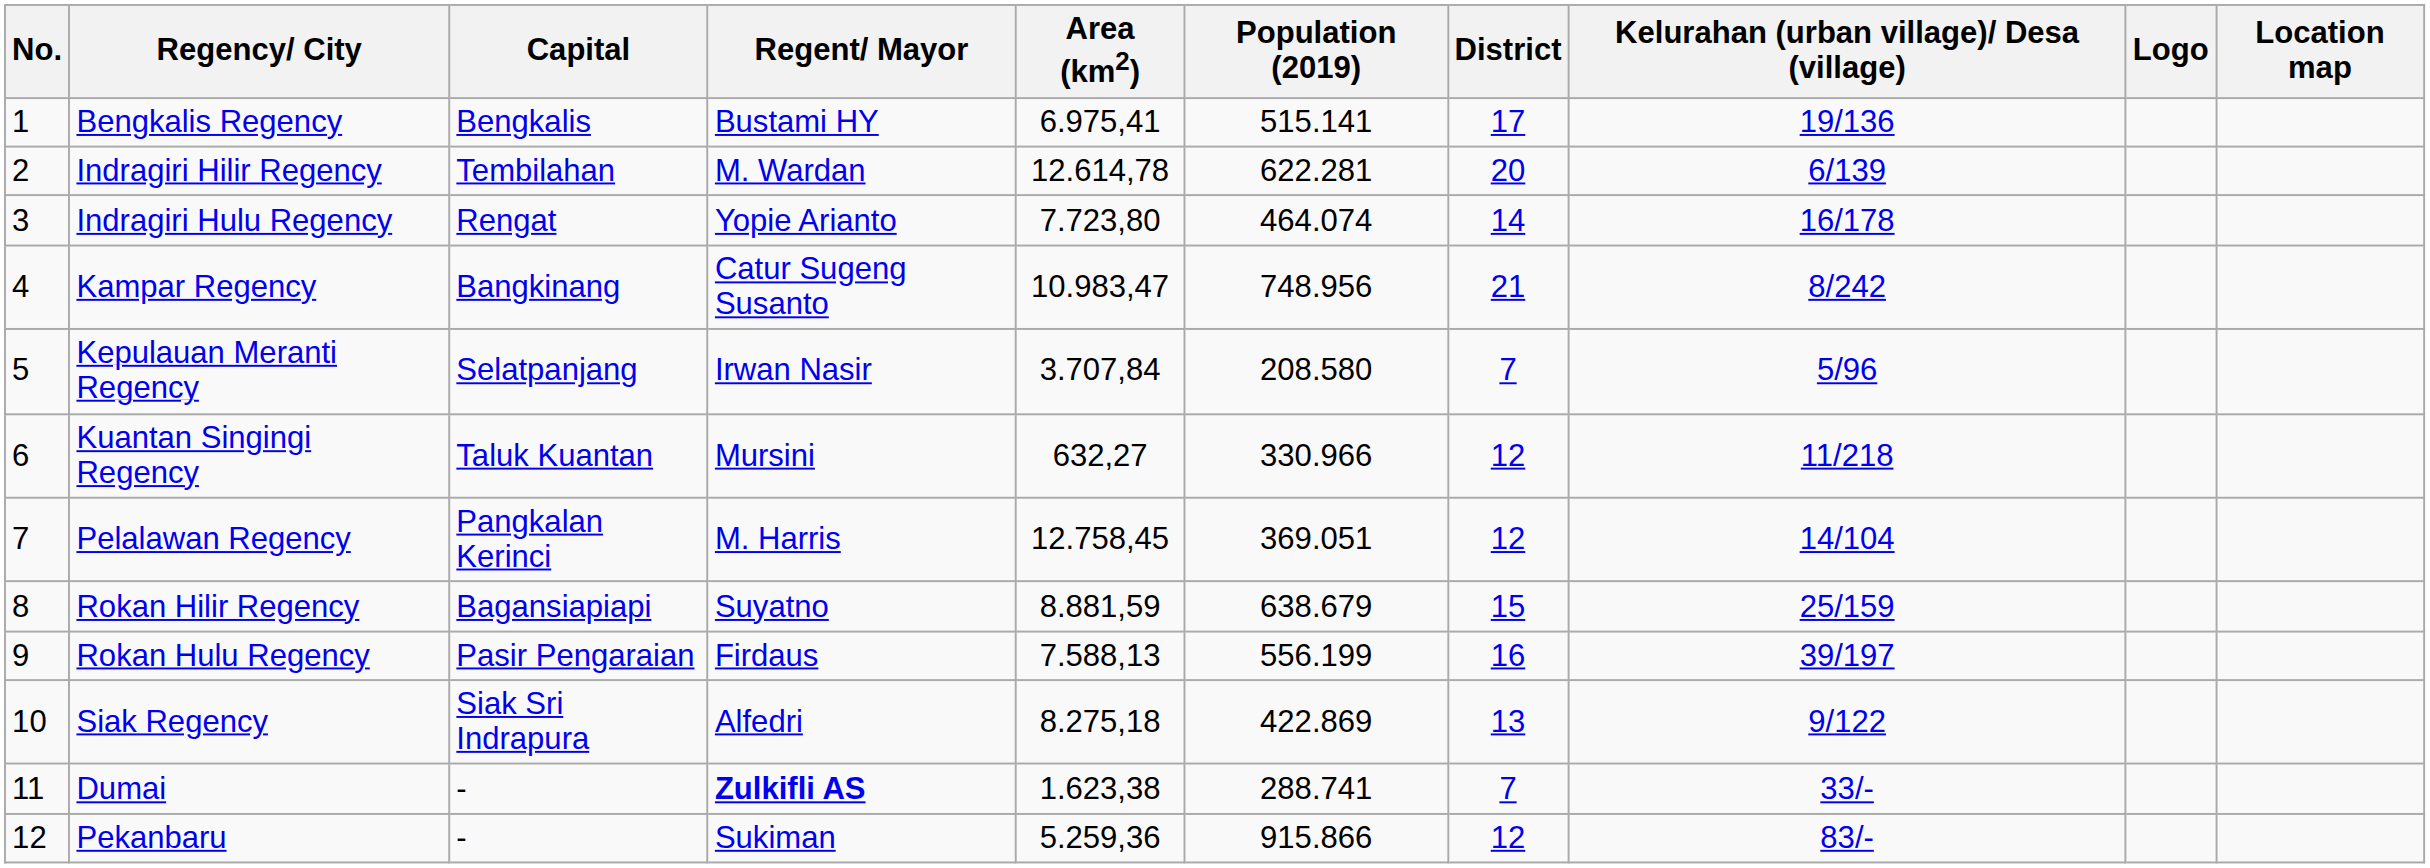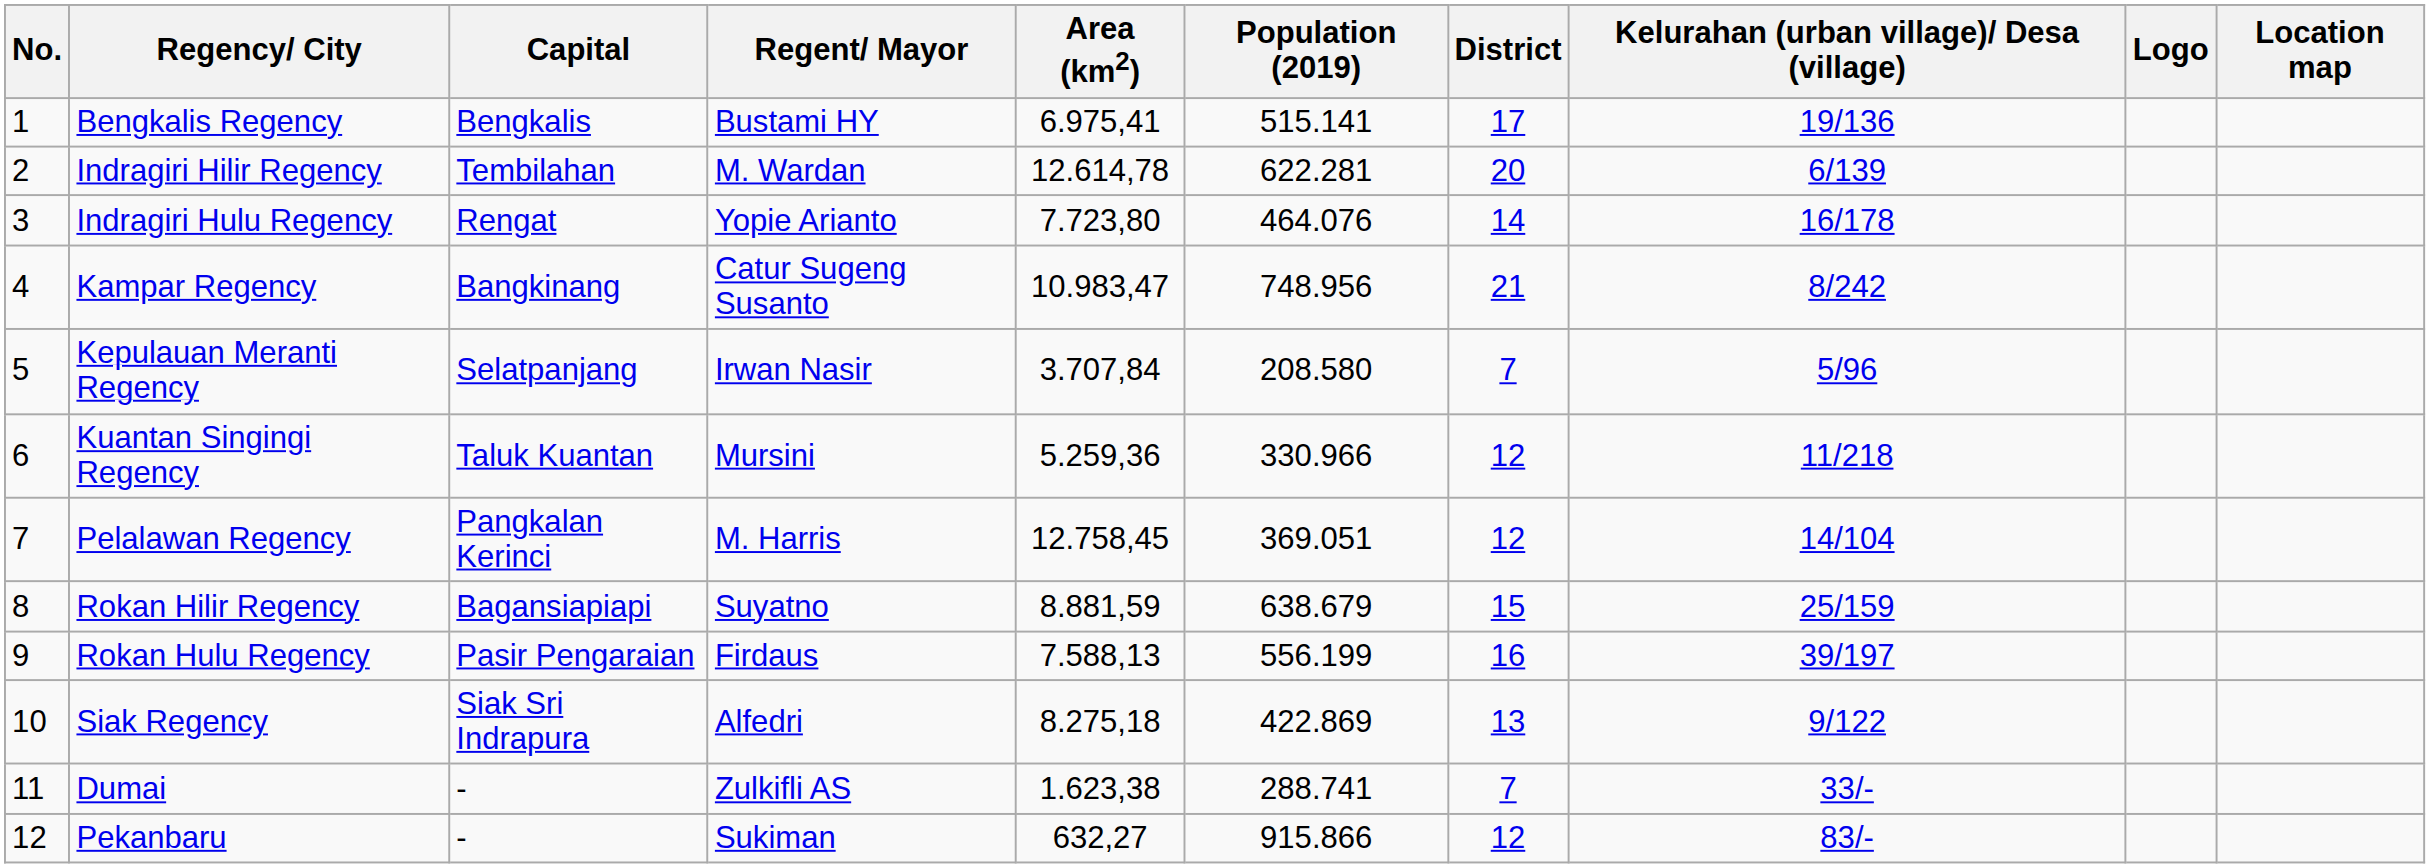(1316, 220) 464.074 -> (1316, 220) 464.076
(1100, 455) 632,27 -> (1100, 455) 5.259,36
(790, 788) bold -> (783, 788) normal
(1100, 837) 5.259,36 -> (1100, 837) 632,27
